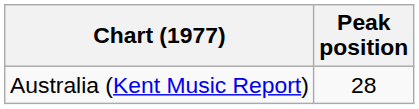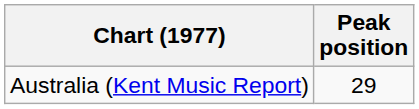(364, 84) 28 -> (364, 84) 29
